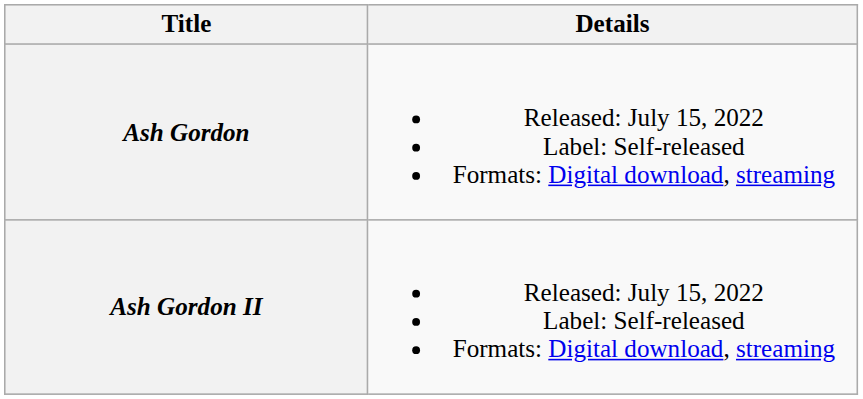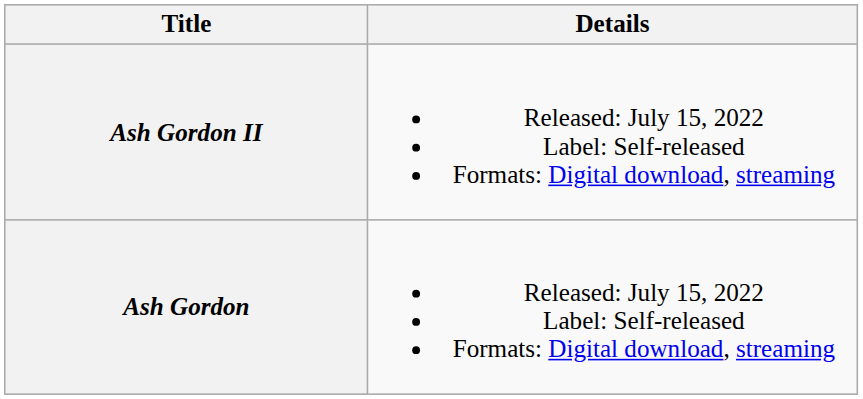rows swapped: (186, 306) <-> (186, 131)
